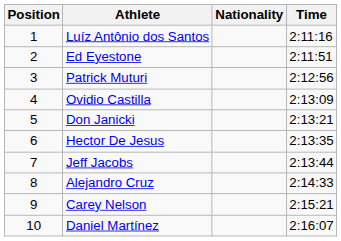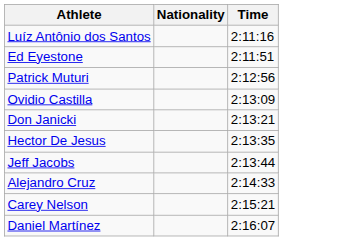- column: (34, 15)
